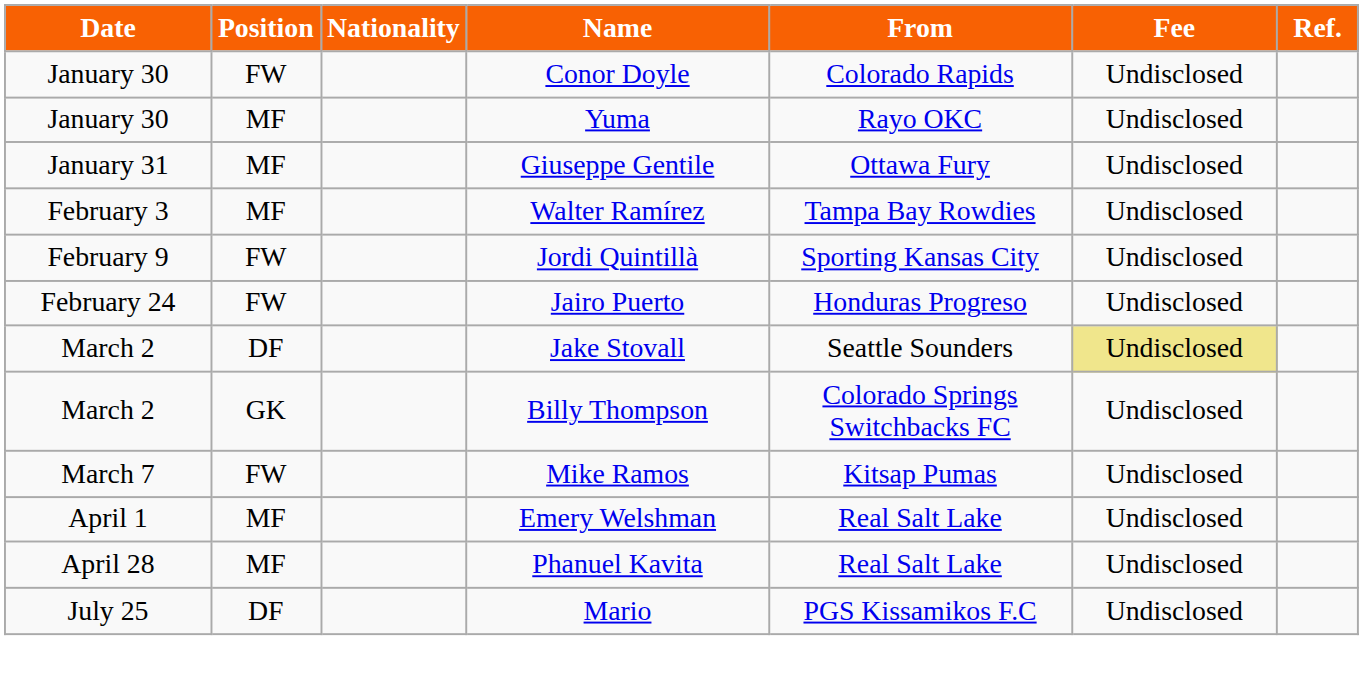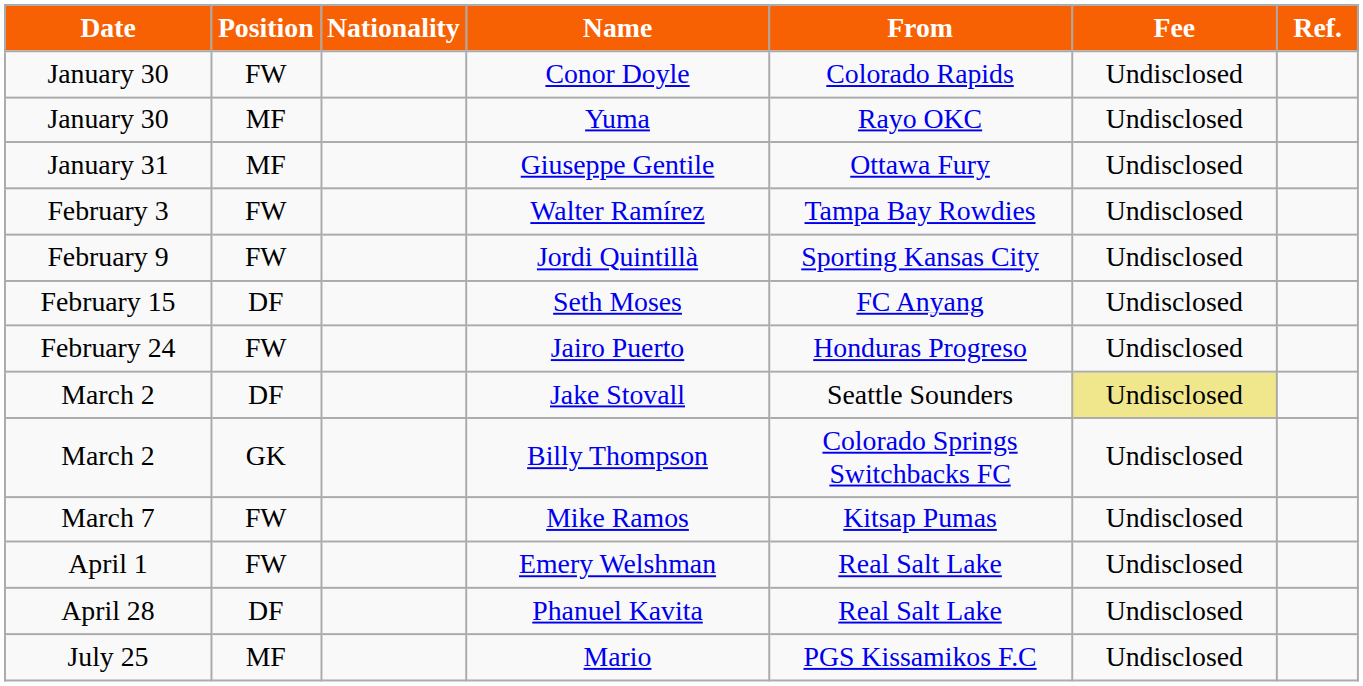(266, 211) MF -> (266, 211) FW
+ row: (618, 302)
(266, 518) MF -> (266, 564) FW
(266, 564) MF -> (266, 610) DF
(266, 610) DF -> (266, 656) MF
